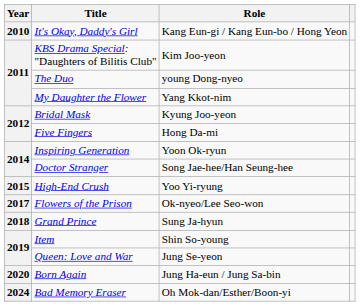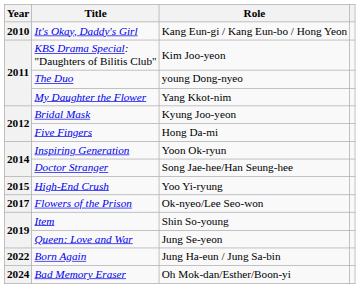- row: (65, 221)
(18, 274) 2020 -> (18, 256) 2022
